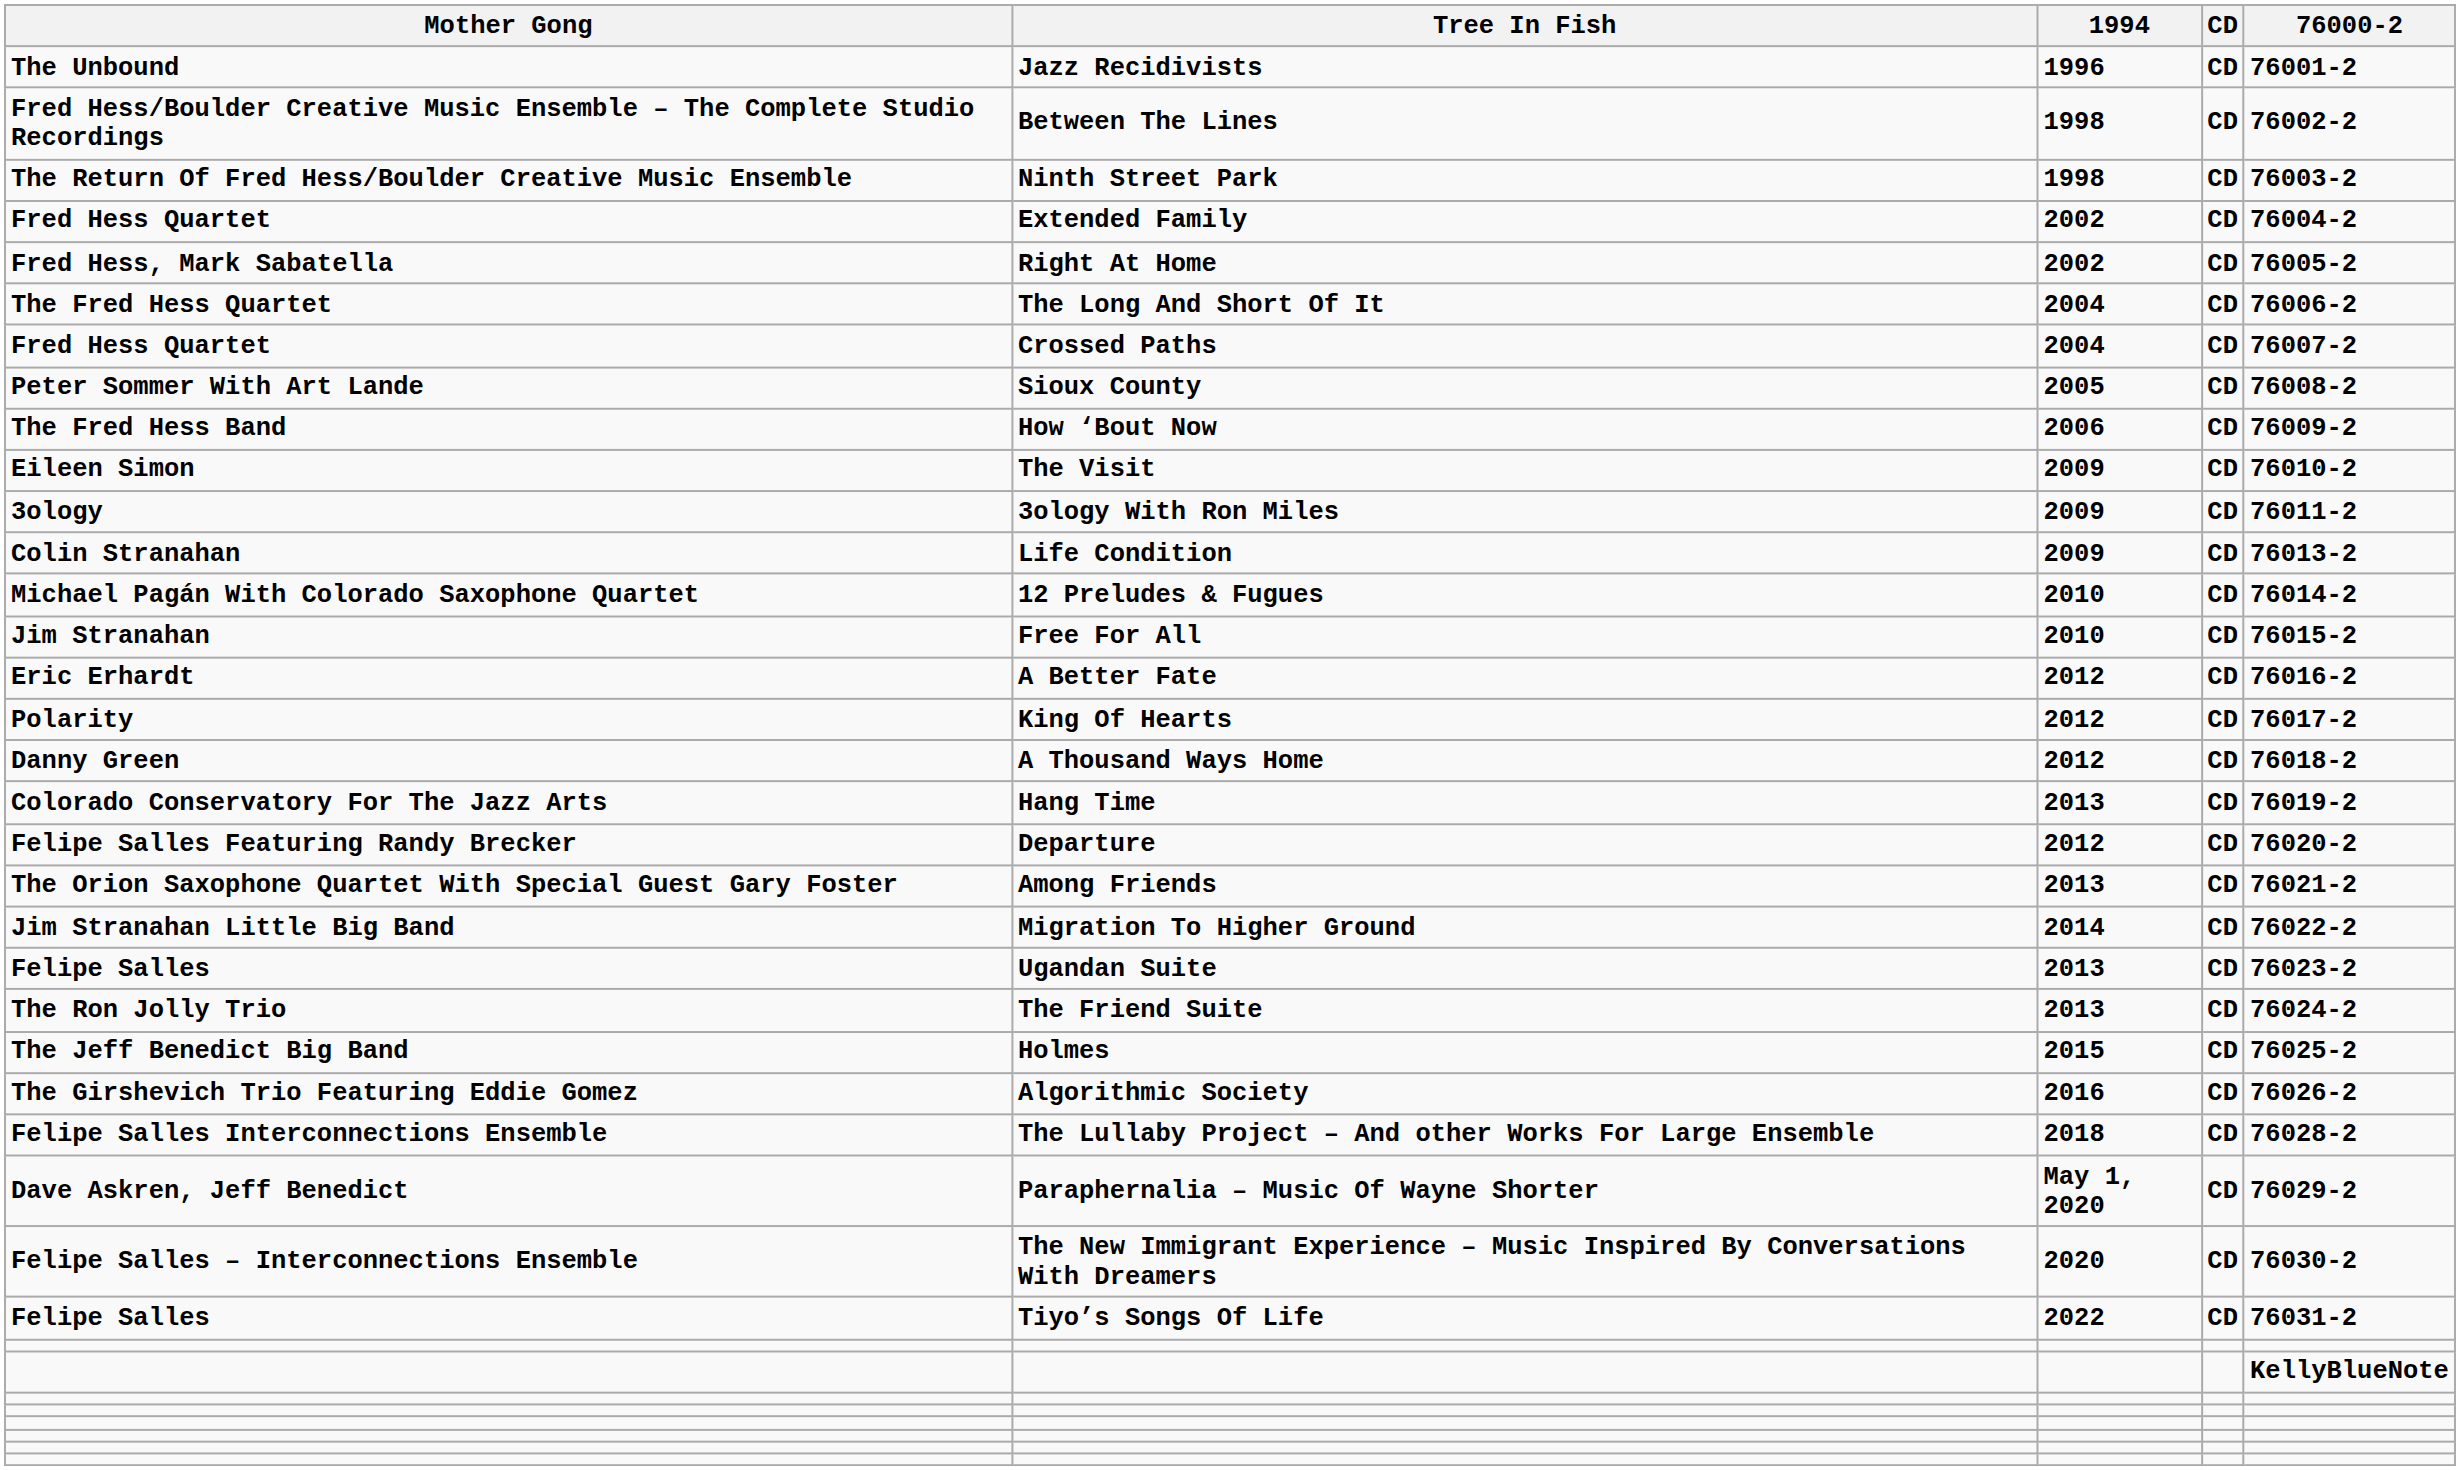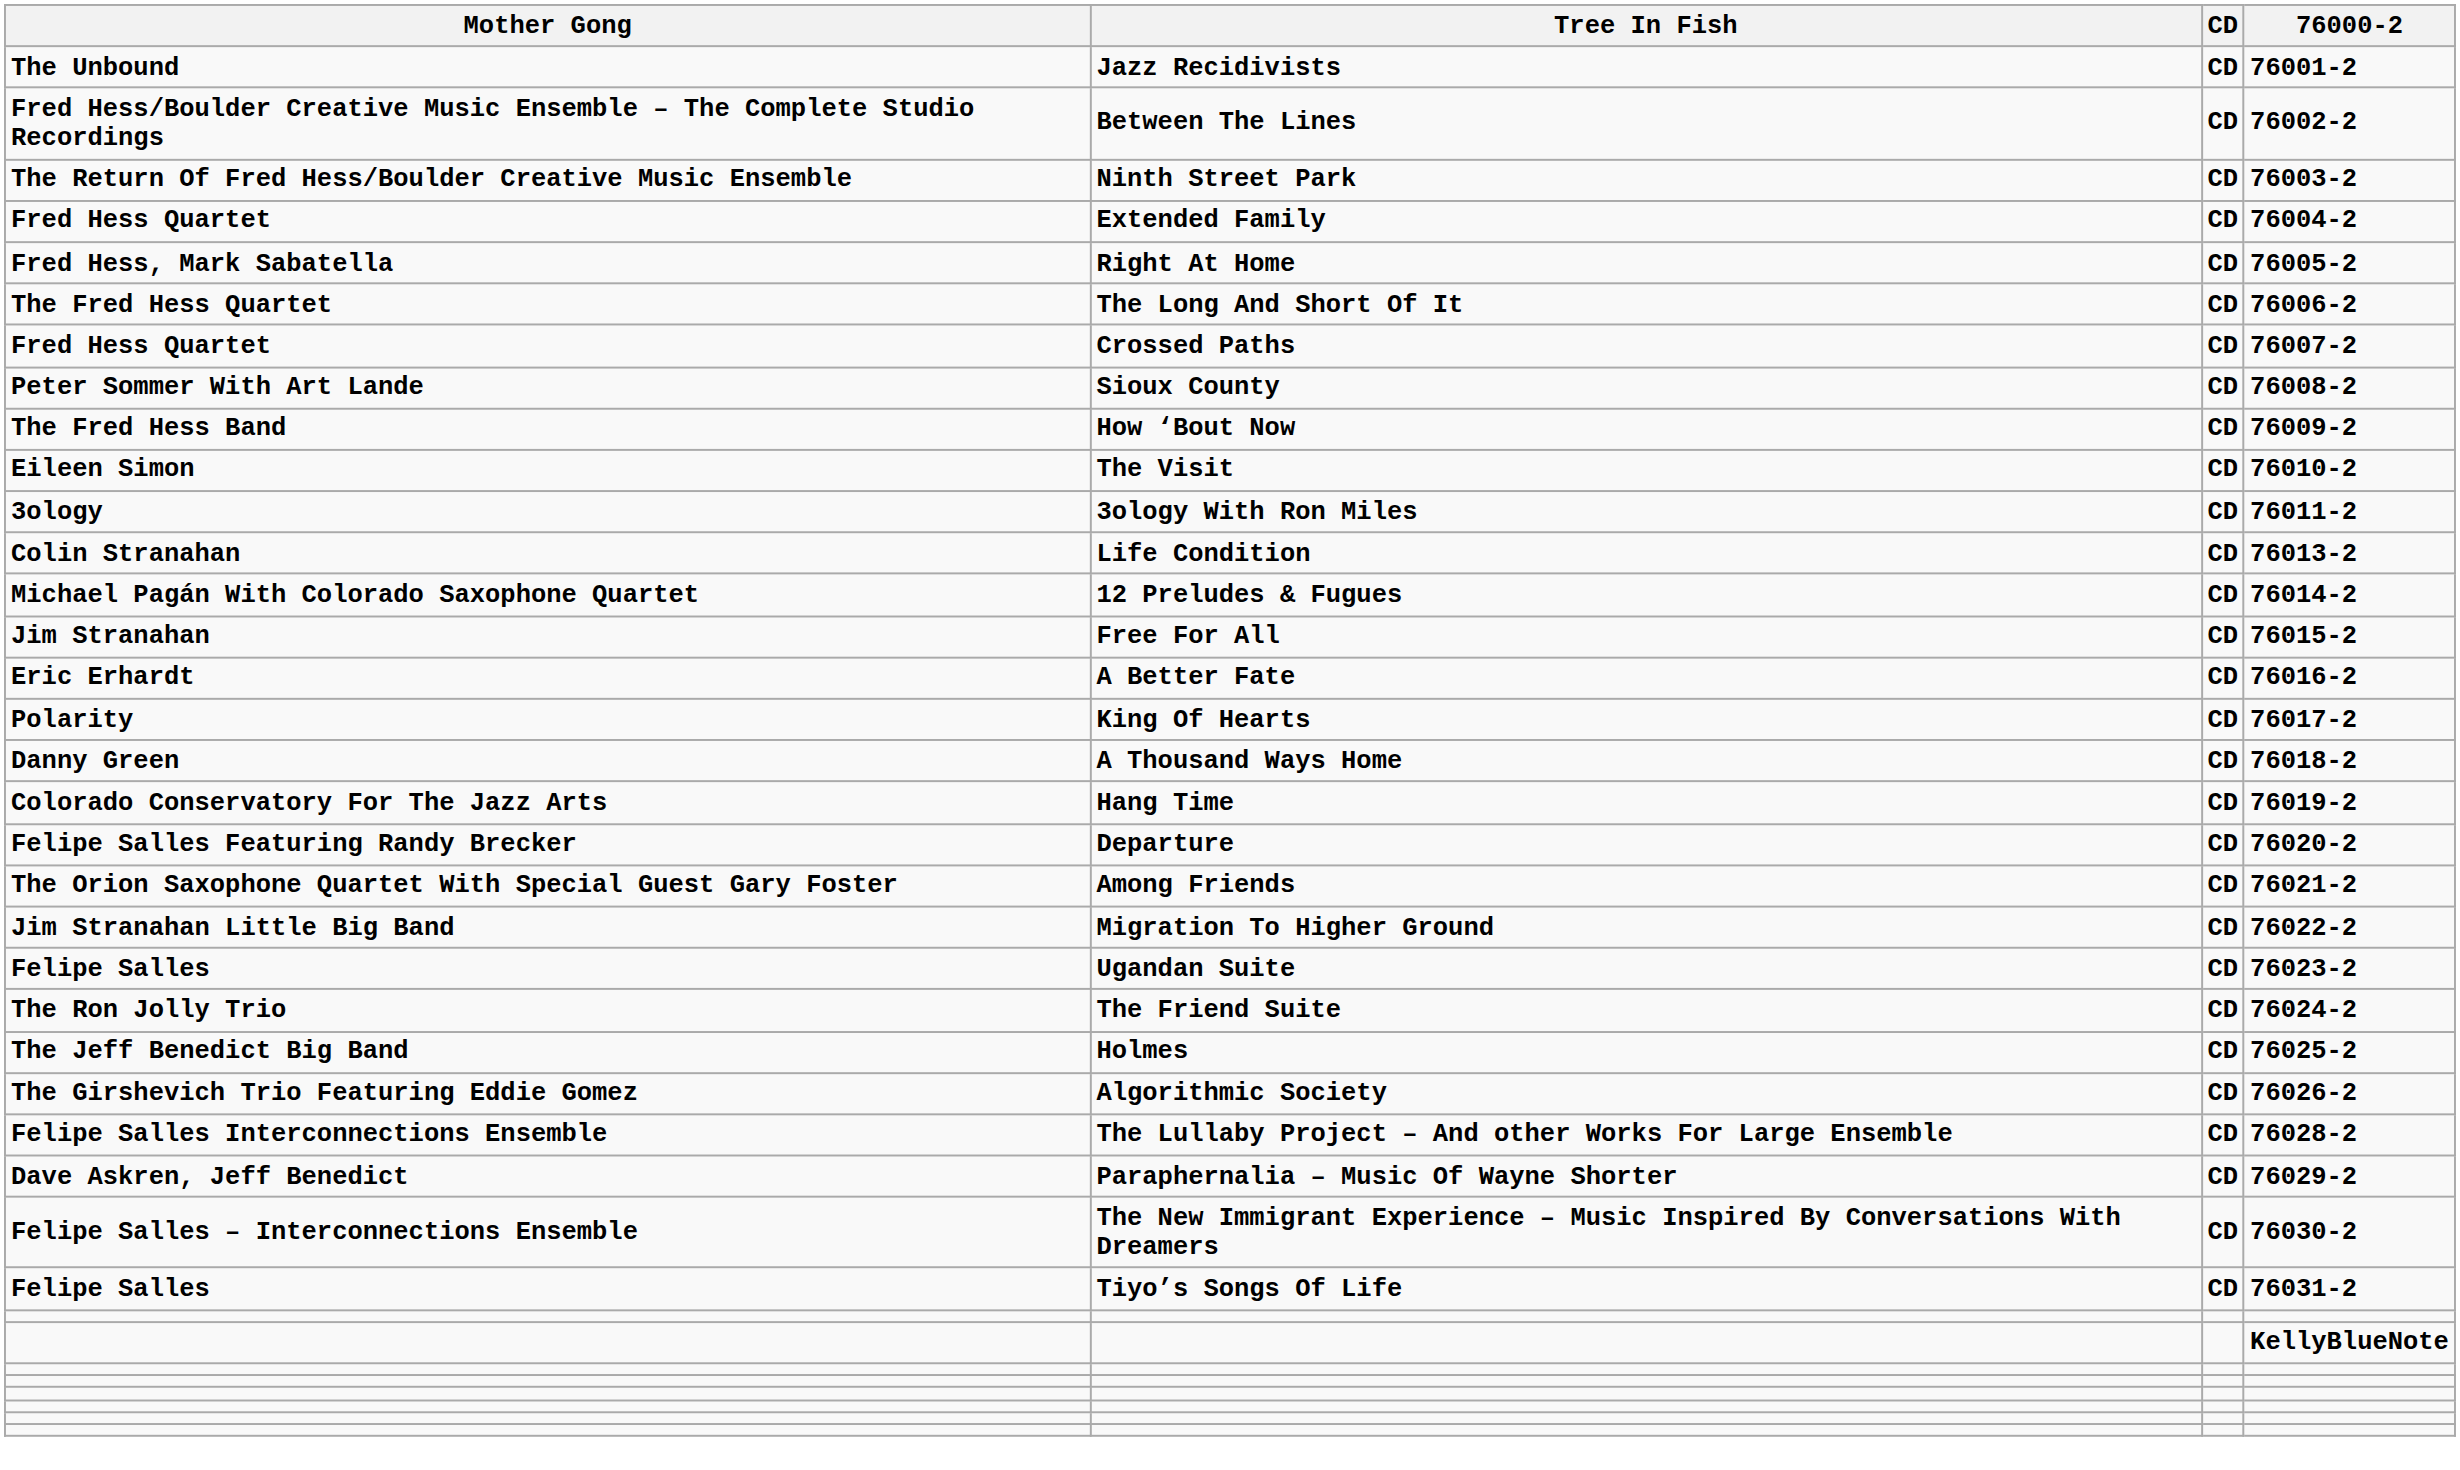- column: (2119, 26)
